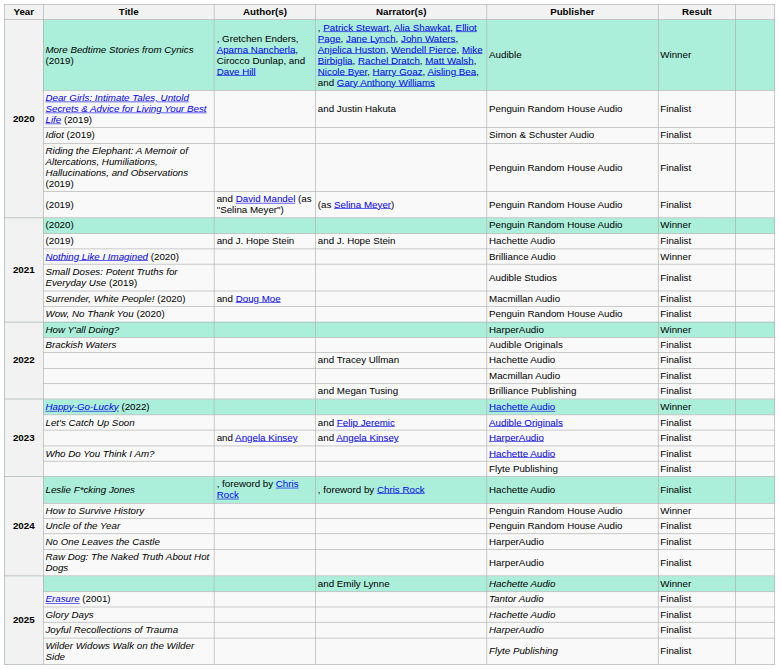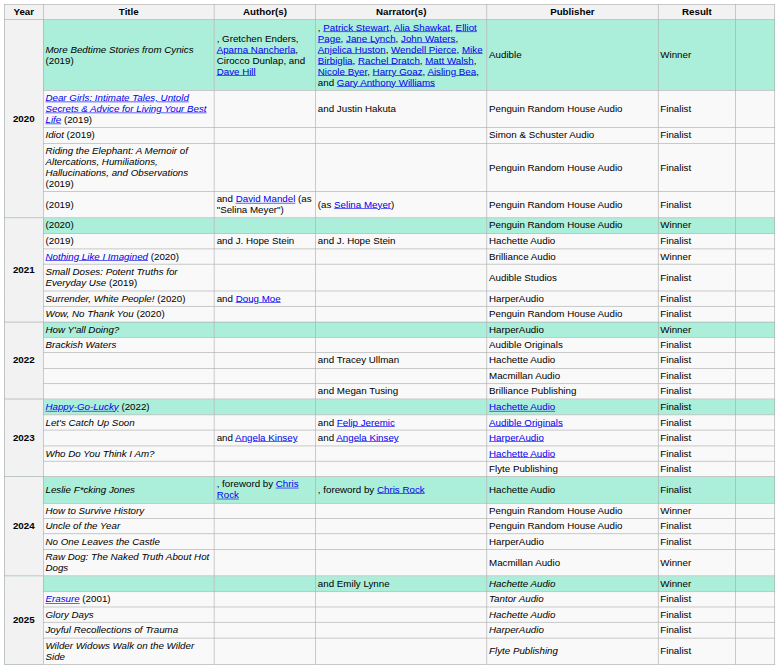(525, 298) Macmillan Audio -> (516, 298) HarperAudio
(676, 407) Winner -> (676, 407) Finalist
(516, 562) HarperAudio -> (525, 562) Macmillan Audio
(676, 562) Finalist -> (676, 562) Winner
